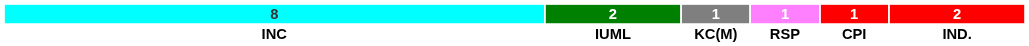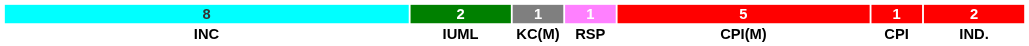+ column: (743, 14)
